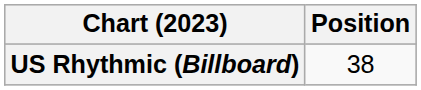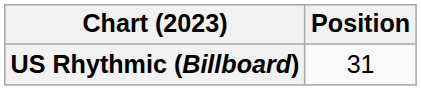(361, 64) 38 -> (361, 64) 31
